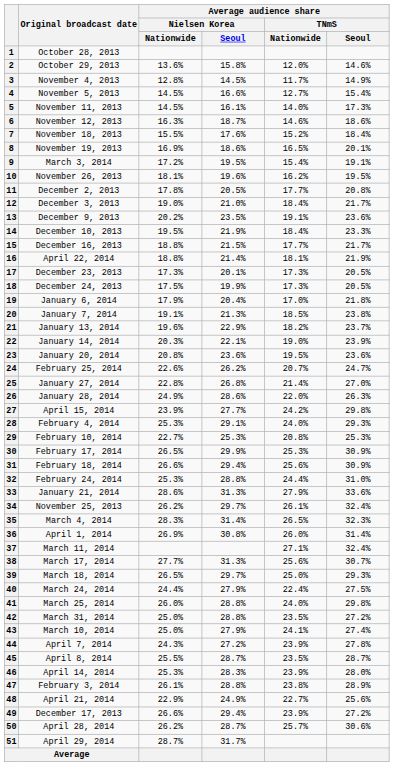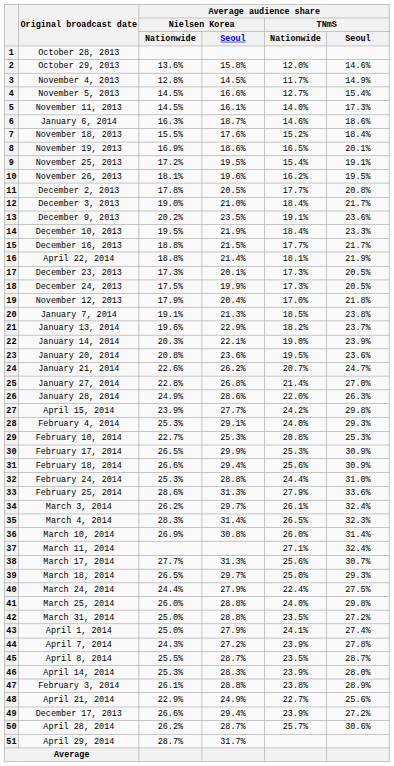(79, 121) November 12, 2013 -> (79, 121) January 6, 2014
(79, 163) March 3, 2014 -> (79, 163) November 25, 2013
(79, 300) January 6, 2014 -> (79, 300) November 12, 2013
(79, 369) February 25, 2014 -> (79, 369) January 21, 2014
(79, 493) January 21, 2014 -> (79, 493) February 25, 2014
(79, 507) November 25, 2013 -> (79, 507) March 3, 2014
(79, 535) April 1, 2014 -> (79, 535) March 10, 2014
(79, 631) March 10, 2014 -> (79, 631) April 1, 2014
